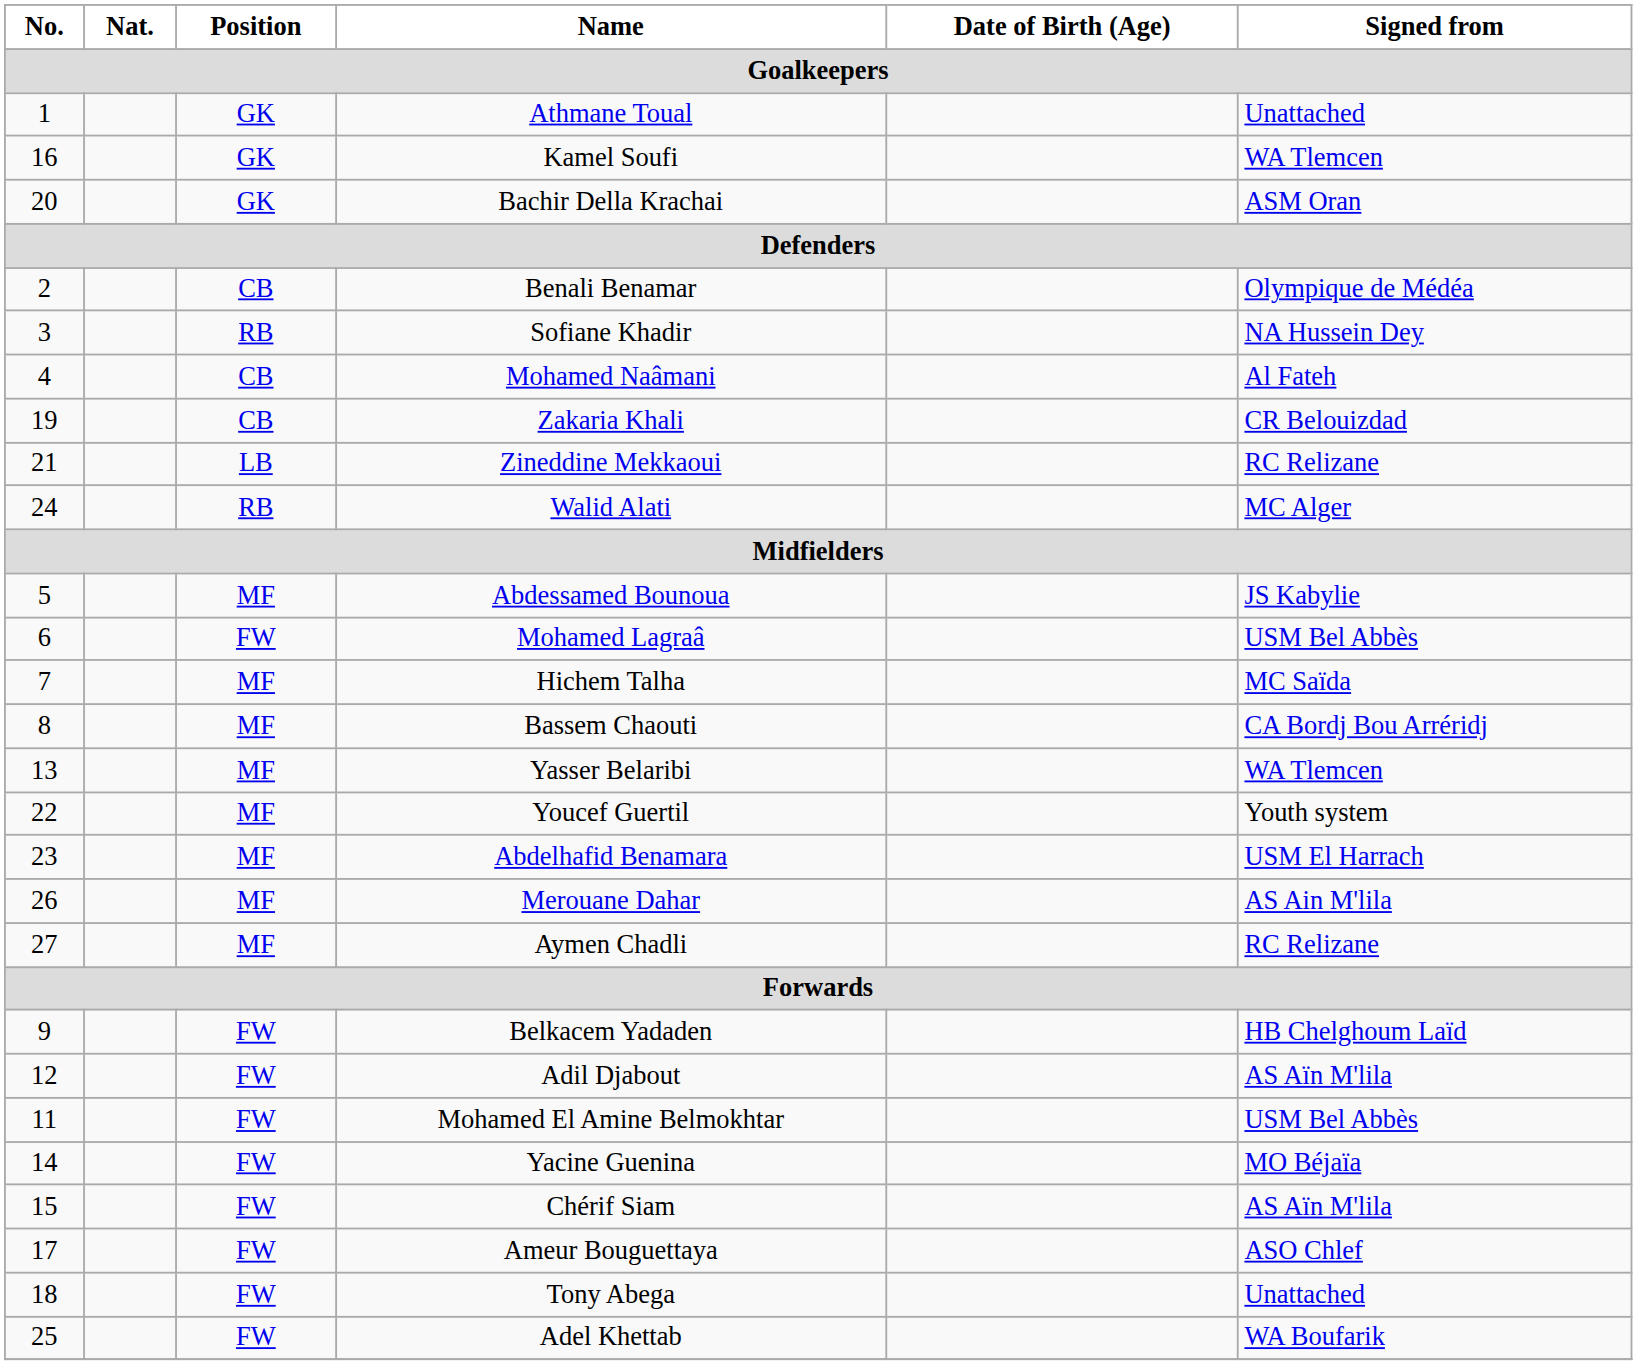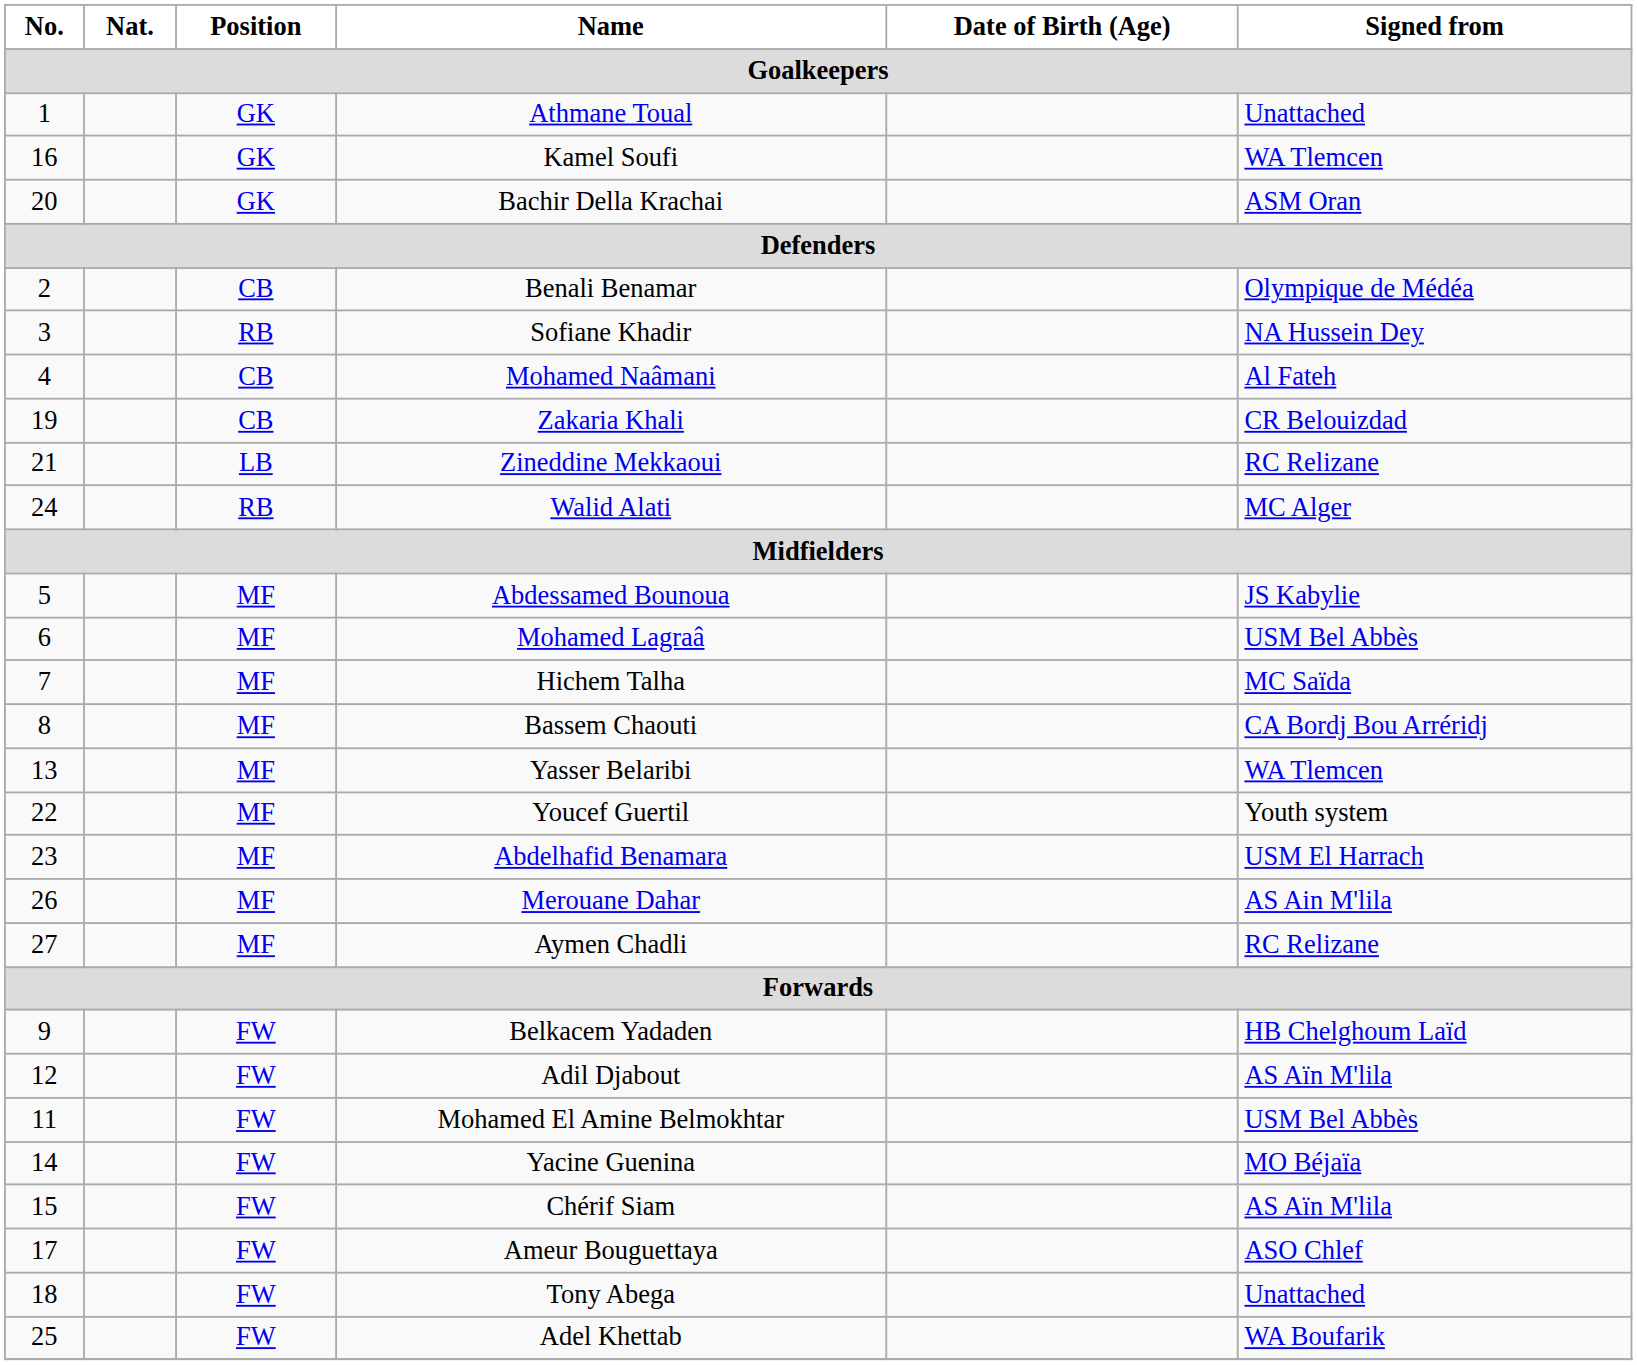(256, 638) FW -> (256, 638) MF
